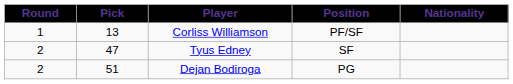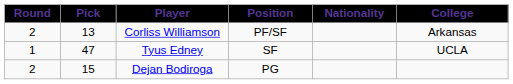+ column: (452, 13)
(40, 32) 1 -> (32, 32) 2
(40, 50) 2 -> (32, 50) 1
(112, 69) 51 -> (88, 69) 15
